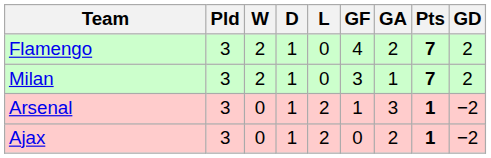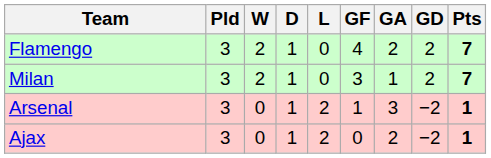columns swapped: (468, 19) <-> (430, 19)
